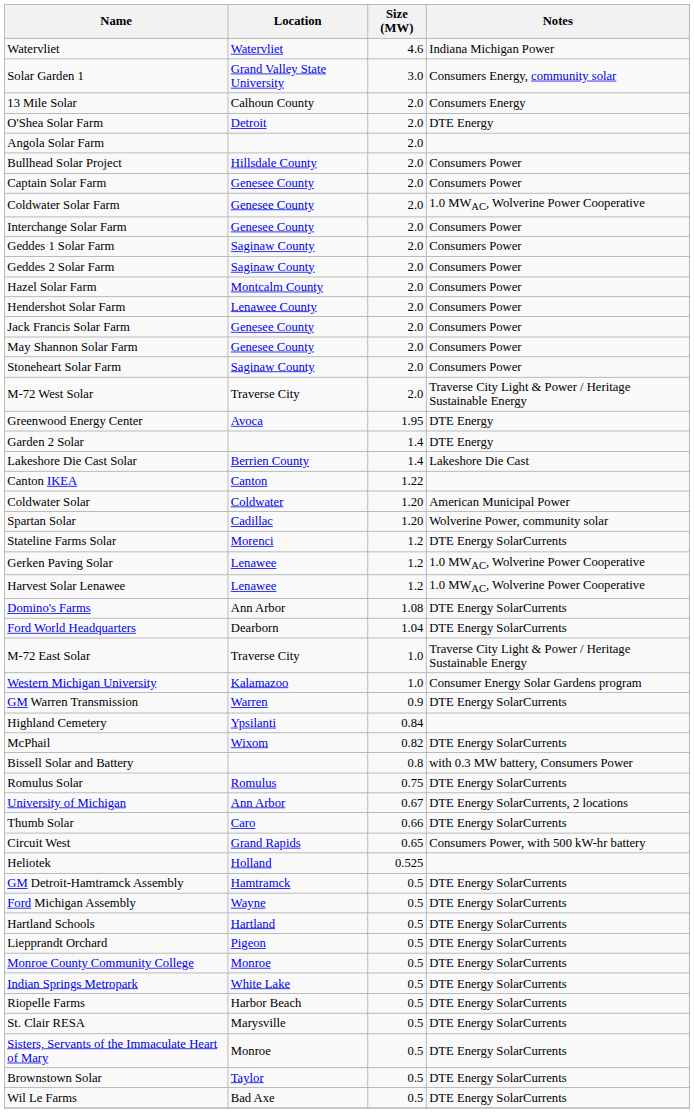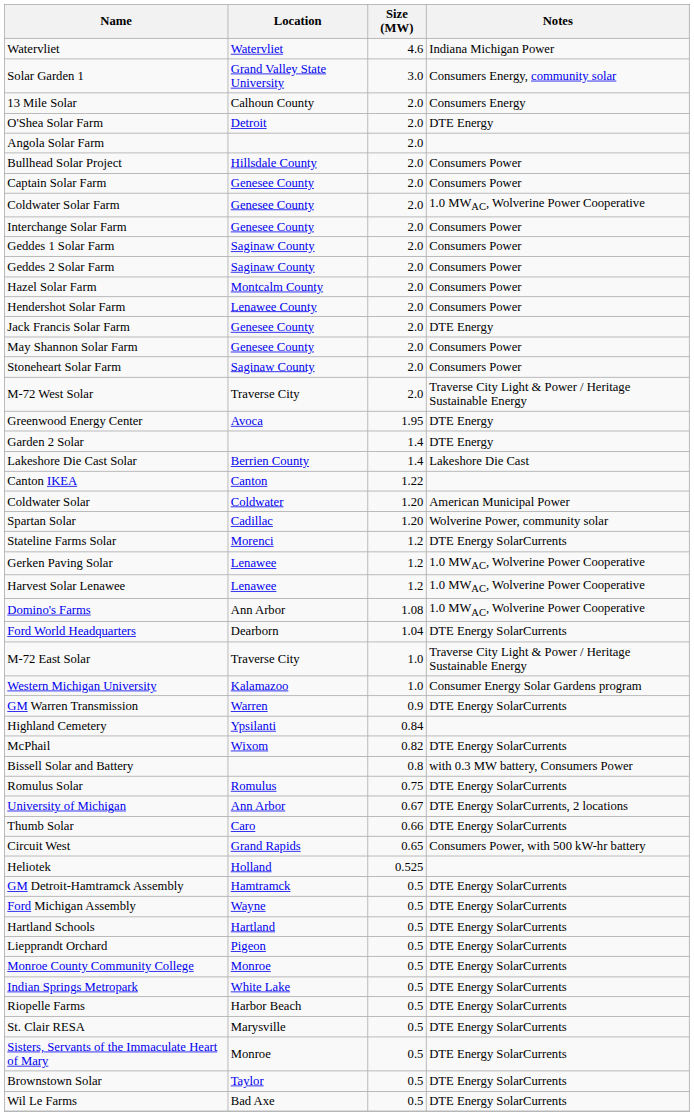(475, 326) Consumers Power -> (461, 326) DTE Energy
(498, 608) DTE Energy SolarCurrents -> (537, 610) 1.0 MWAC, Wolverine Power Cooperative
